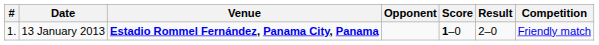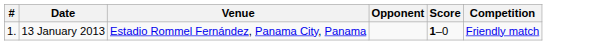- column: (495, 13)
(244, 31) bold -> (238, 31) normal
